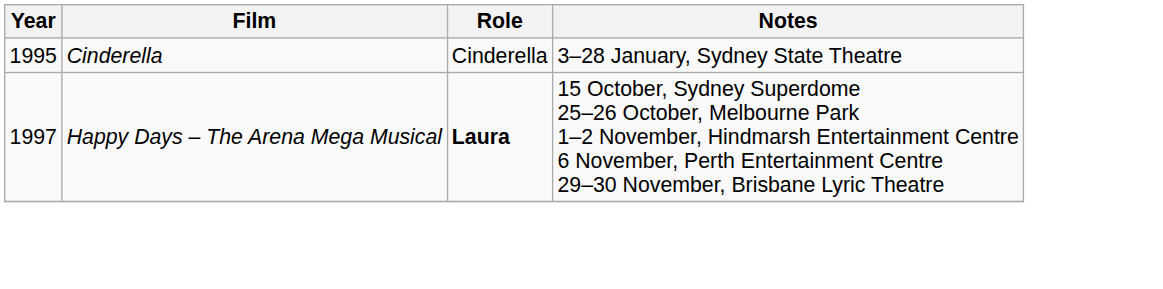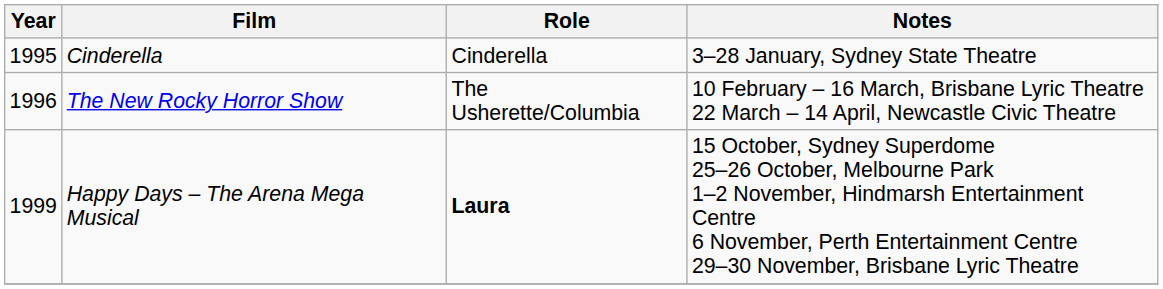+ row: (204, 100)
(33, 136) 1997 -> (33, 206) 1999
